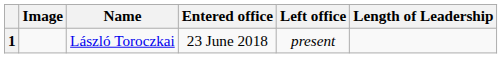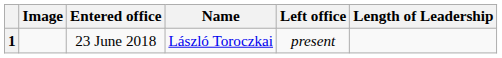columns swapped: (122, 16) <-> (227, 16)
